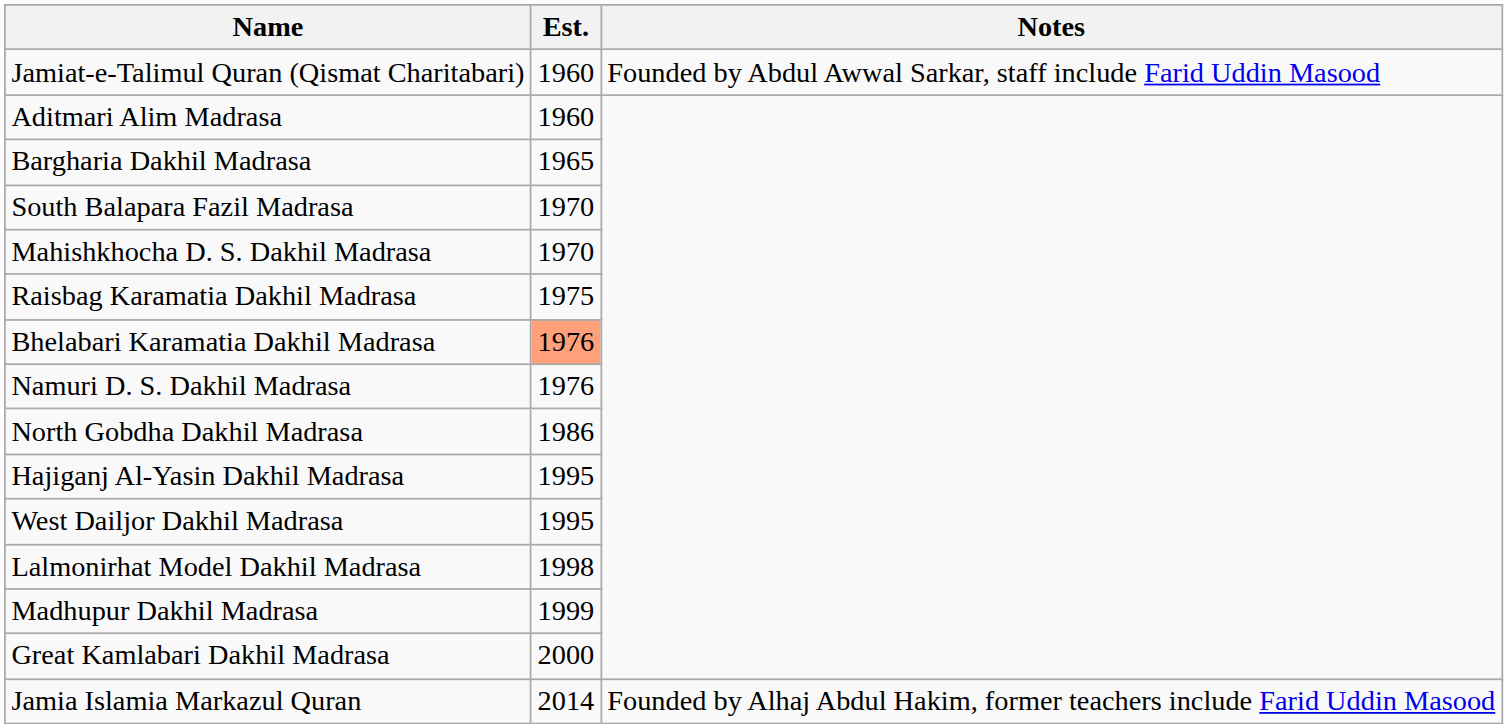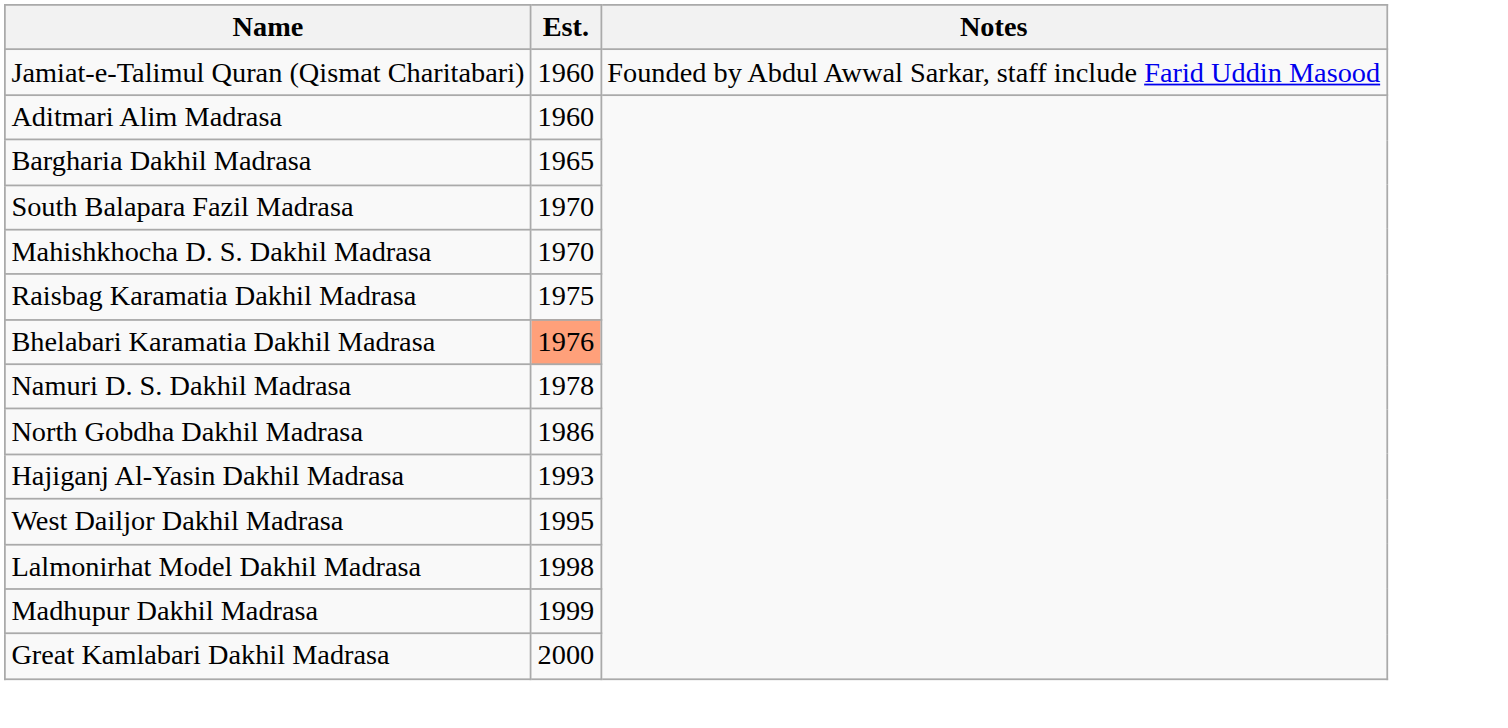(566, 386) 1976 -> (566, 386) 1978
(566, 476) 1995 -> (566, 476) 1993
- row: (186, 700)
